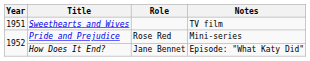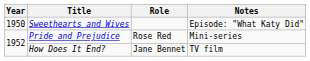(16, 24) 1951 -> (16, 24) 1950
(206, 24) TV film -> (247, 24) Episode: "What Katy Did"
(247, 50) Episode: "What Katy Did" -> (206, 50) TV film
